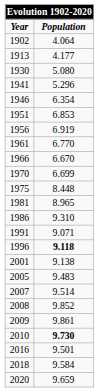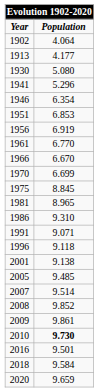(64, 188) 8.448 -> (64, 188) 8.845
(64, 247) bold -> (64, 247) normal
(64, 276) 9.483 -> (64, 276) 9.485
